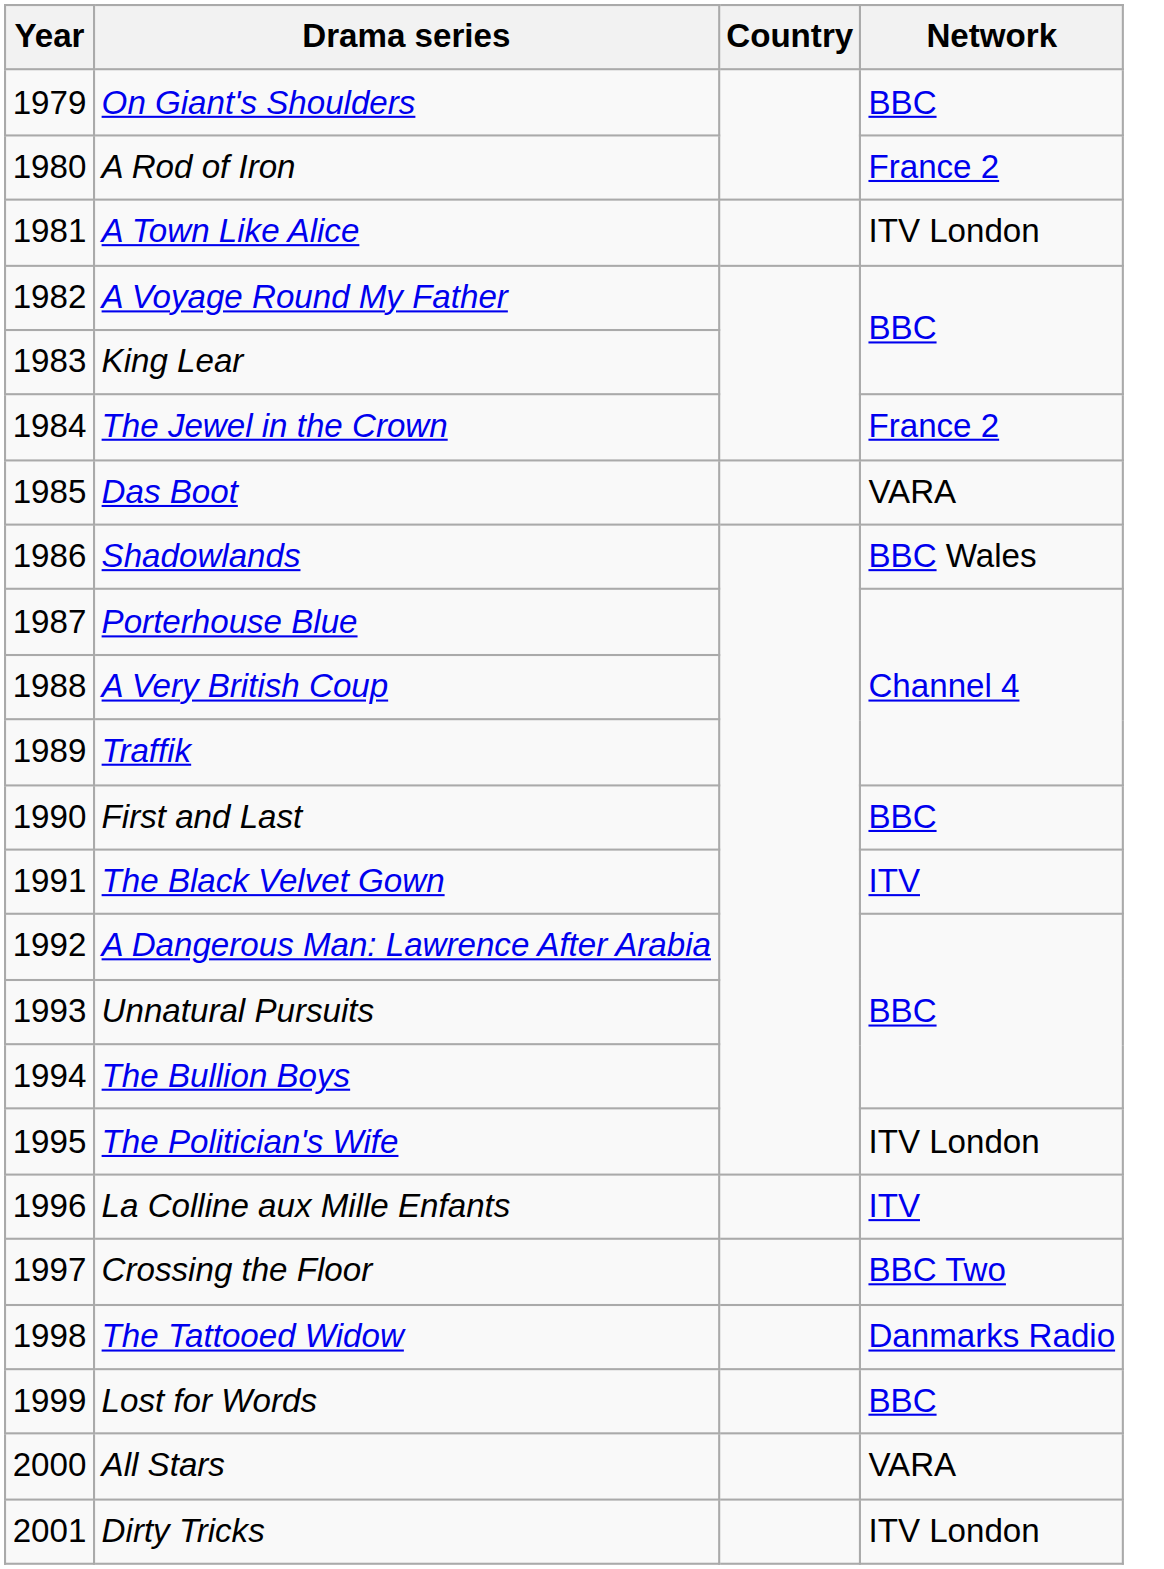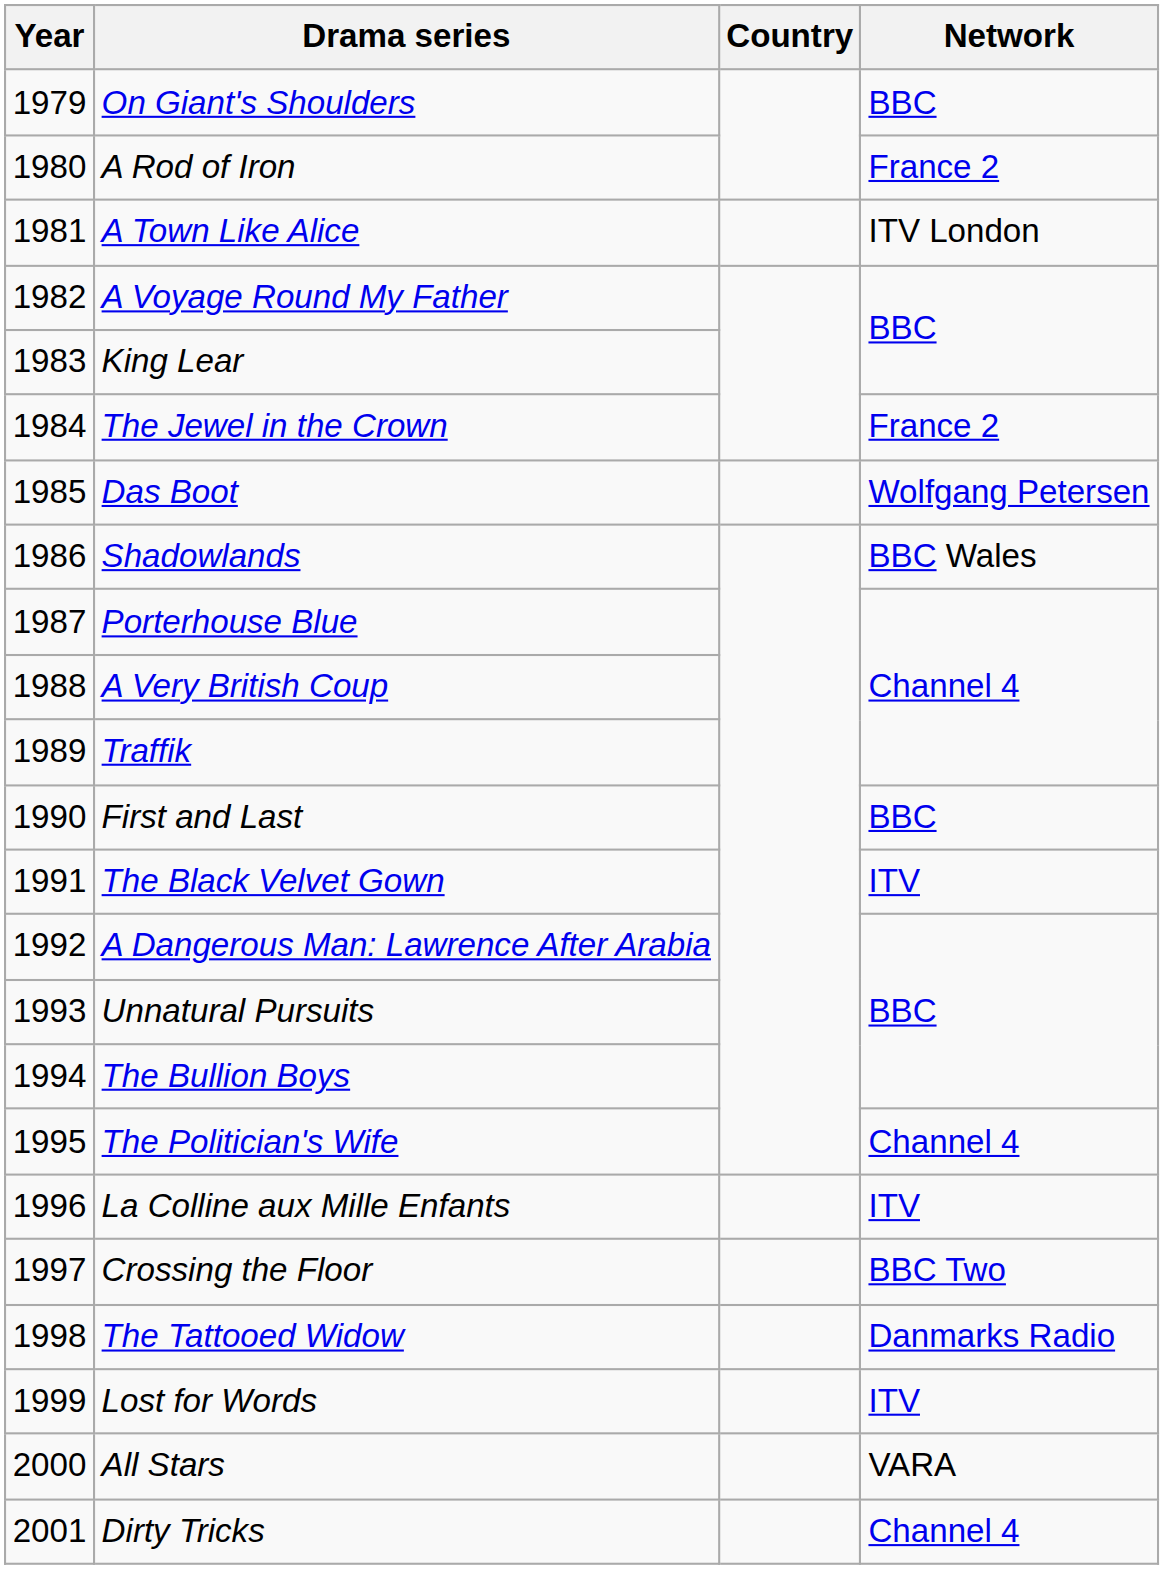(912, 491) VARA -> (1009, 491) Wolfgang Petersen
(954, 1141) ITV London -> (944, 1141) Channel 4
(903, 1400) BBC -> (894, 1400) ITV
(954, 1530) ITV London -> (944, 1530) Channel 4
